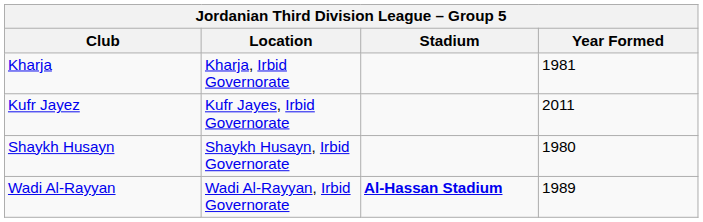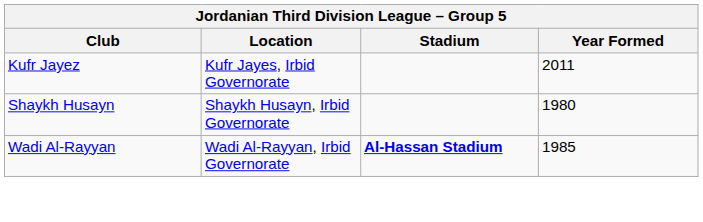- row: (30, 64)
(559, 188) 1989 -> (559, 147) 1985
